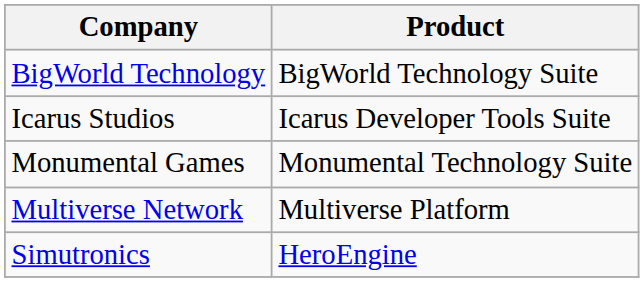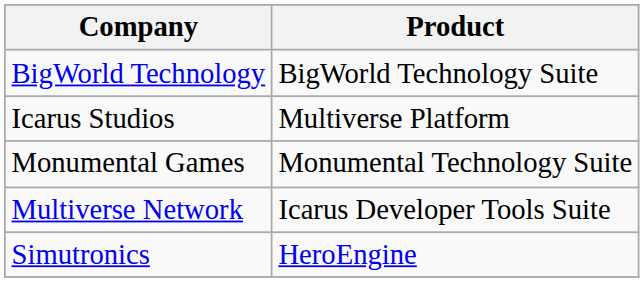(445, 118) Icarus Developer Tools Suite -> (394, 118) Multiverse Platform
(394, 208) Multiverse Platform -> (445, 208) Icarus Developer Tools Suite
